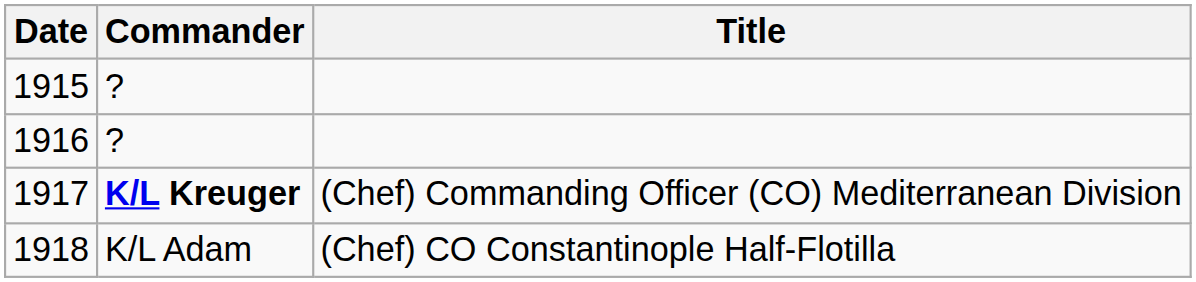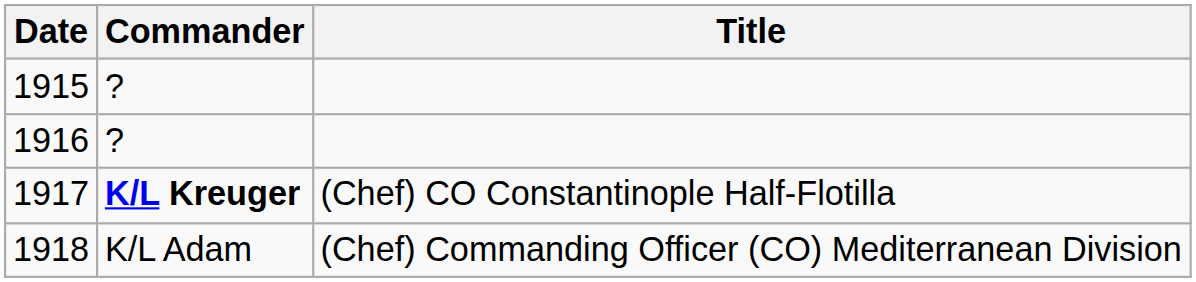(751, 194) (Chef) Commanding Officer (CO) Mediterranean Division -> (608, 194) (Chef) CO Constantinople Half-Flotilla
(608, 248) (Chef) CO Constantinople Half-Flotilla -> (751, 248) (Chef) Commanding Officer (CO) Mediterranean Division
